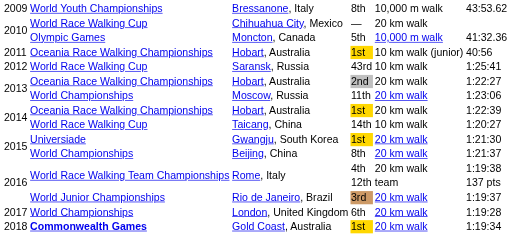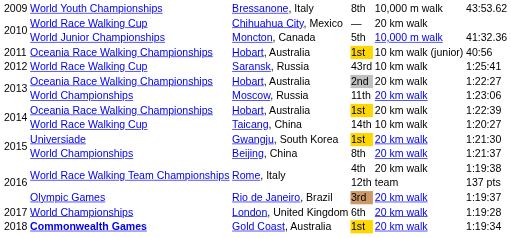(68, 38) Olympic Games -> (98, 38) World Junior Championships
(98, 197) World Junior Championships -> (68, 197) Olympic Games
